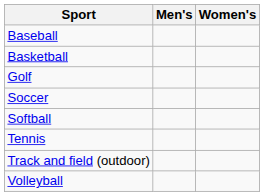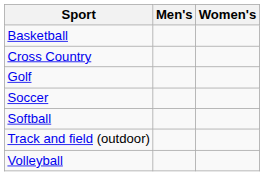- row: (33, 35)
+ row: (49, 56)
- row: (26, 139)
